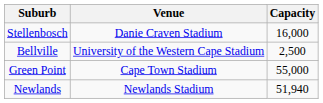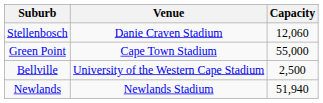(292, 32) 16,000 -> (292, 32) 12,060
rows swapped: (37, 51) <-> (37, 70)
